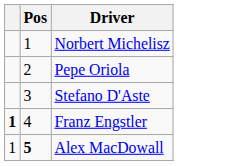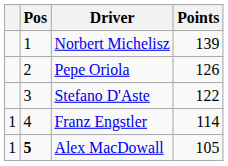+ column: (198, 17)
(12, 121) bold -> (12, 121) normal
